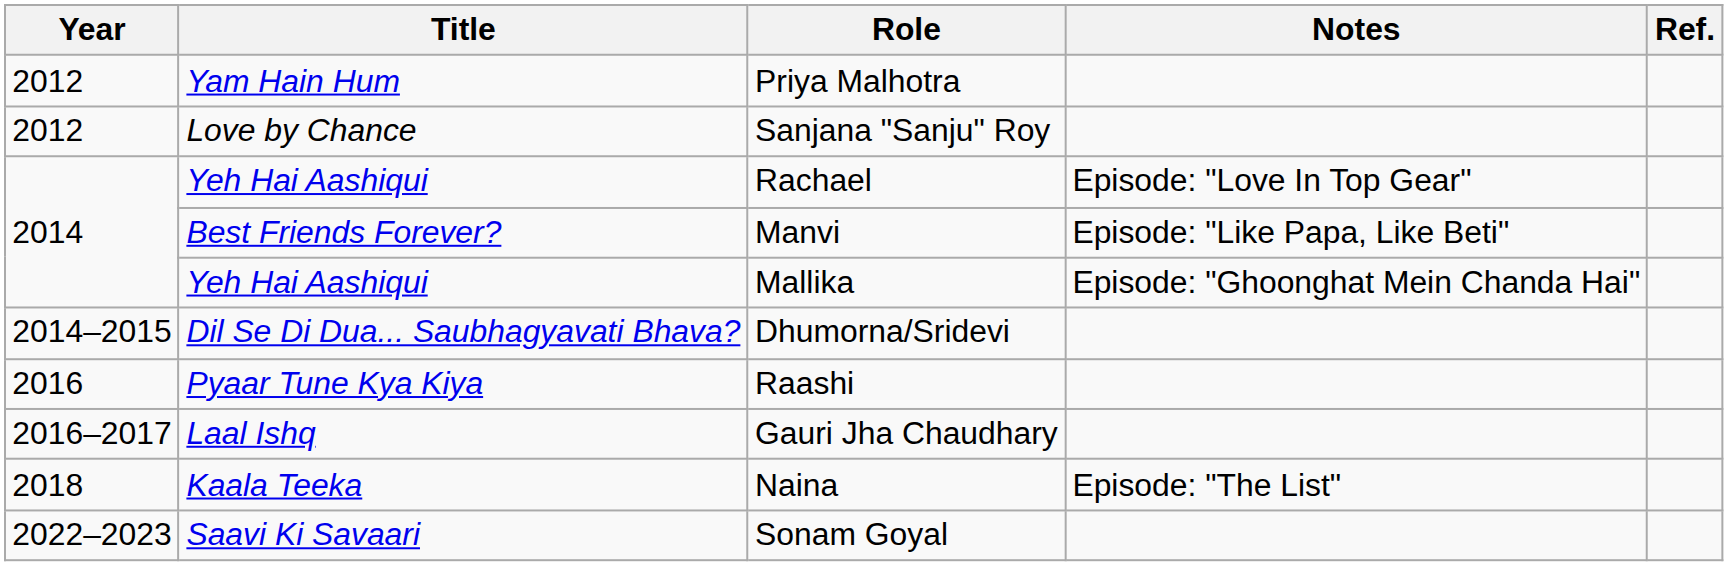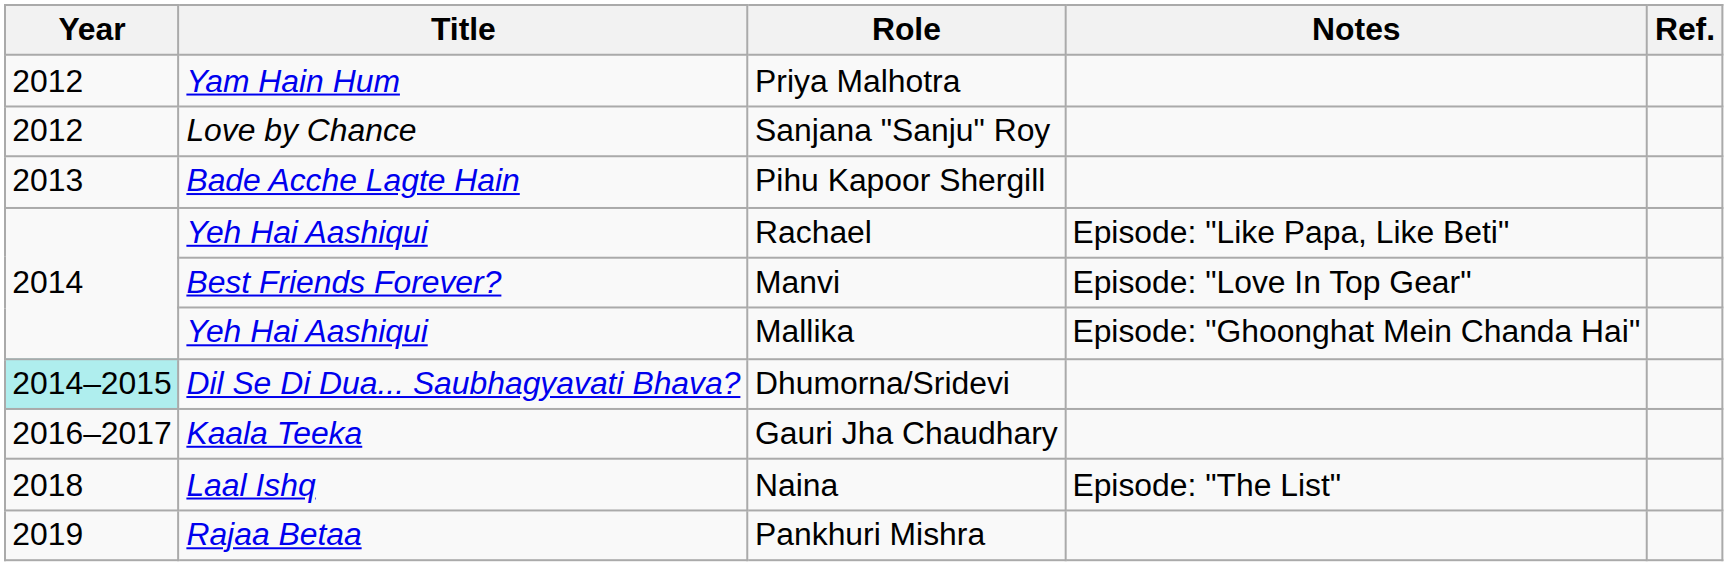+ row: (900, 181)
(1272, 181) Episode: "Love In Top Gear" -> (1291, 231) Episode: "Like Papa, Like Beti"
(1291, 231) Episode: "Like Papa, Like Beti" -> (1272, 282) Episode: "Love In Top Gear"
(92, 332) no background -> (92, 383) paleturquoise background
- row: (805, 383)
(251, 433) Laal Ishq -> (274, 433) Kaala Teeka
(274, 484) Kaala Teeka -> (251, 484) Laal Ishq
+ row: (870, 534)
- row: (852, 534)
